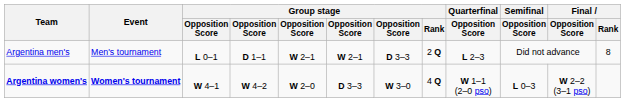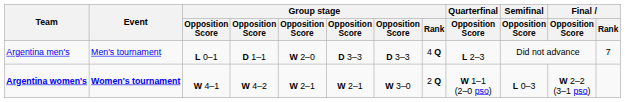(302, 58) W 2–1 -> (302, 58) W 2–0
(350, 58) W 2–1 -> (350, 58) D 3–3
(434, 53) 2 Q -> (434, 53) 4 Q
(608, 53) 8 -> (608, 53) 7
(302, 86) W 2–0 -> (302, 86) W 2–1
(350, 86) D 3–3 -> (350, 86) W 2–1
(434, 81) 4 Q -> (434, 81) 2 Q
